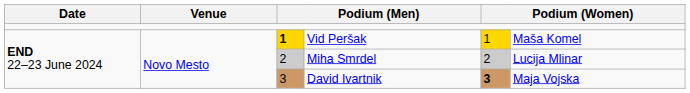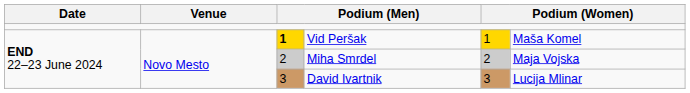(547, 59) Lucija Mlinar -> (546, 59) Maja Vojska
(487, 78) bold -> (487, 78) normal
(546, 78) Maja Vojska -> (547, 78) Lucija Mlinar
